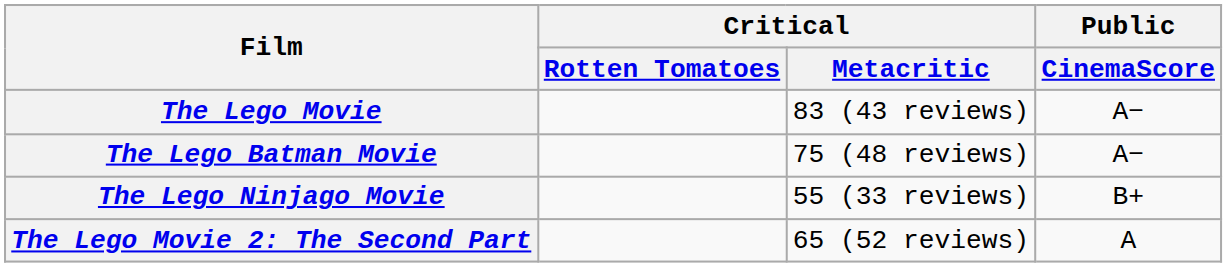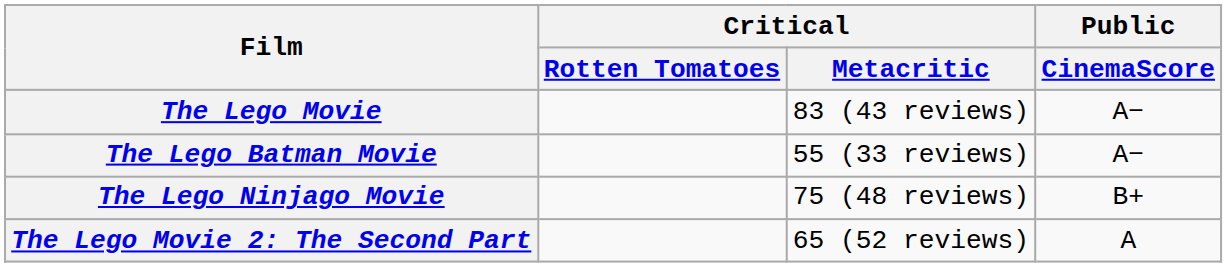(911, 155) 75 (48 reviews) -> (911, 155) 55 (33 reviews)
(911, 198) 55 (33 reviews) -> (911, 198) 75 (48 reviews)
